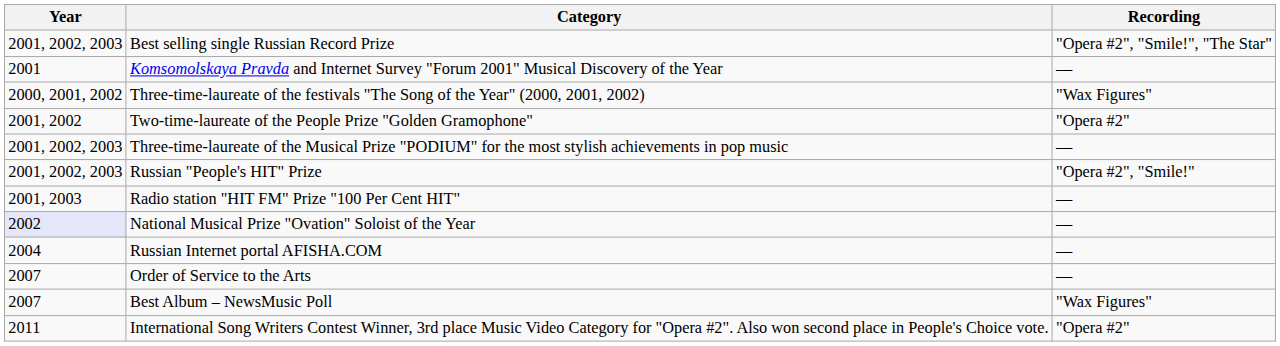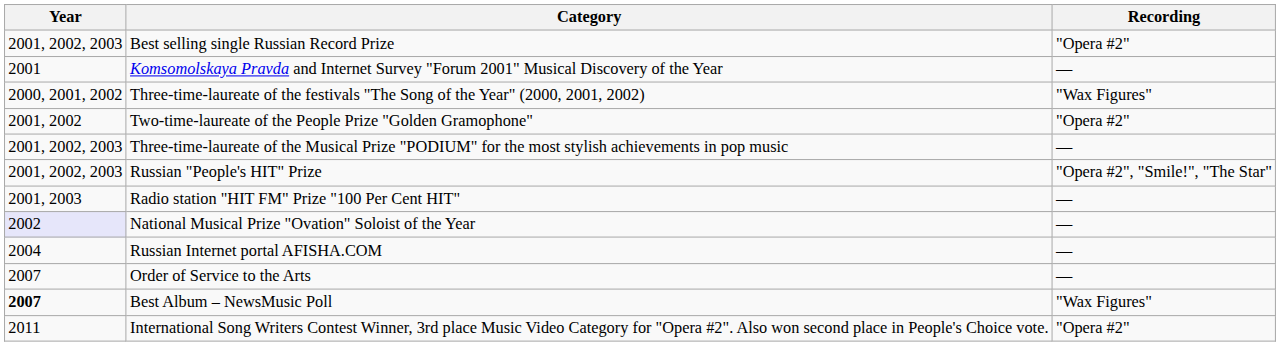(1164, 43) "Opera #2", "Smile!", "The Star" -> (1093, 43) "Opera #2"
(1125, 172) "Opera #2", "Smile!" -> (1164, 172) "Opera #2", "Smile!", "The Star"
(25, 302) normal -> (25, 302) bold
